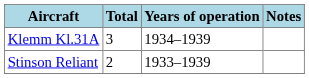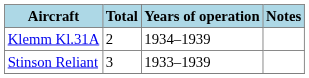(109, 38) 3 -> (109, 38) 2
(109, 62) 2 -> (109, 62) 3
